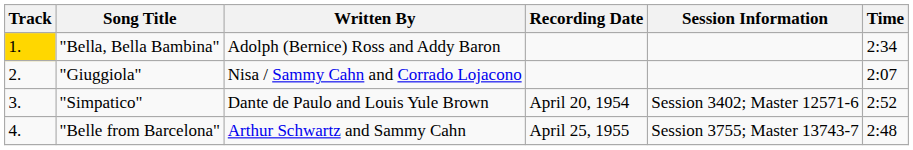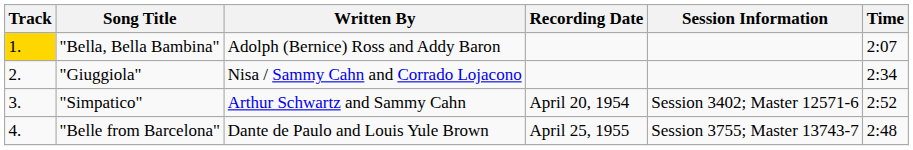(882, 46) 2:34 -> (882, 46) 2:07
(882, 74) 2:07 -> (882, 74) 2:34
(358, 102) Dante de Paulo and Louis Yule Brown -> (347, 102) Arthur Schwartz and Sammy Cahn
(347, 131) Arthur Schwartz and Sammy Cahn -> (358, 131) Dante de Paulo and Louis Yule Brown
